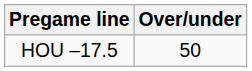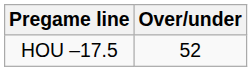(190, 50) 50 -> (190, 50) 52
